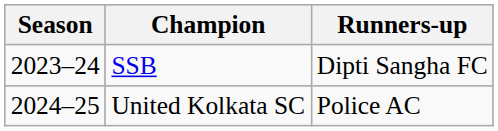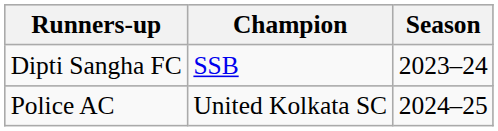columns swapped: (55, 24) <-> (402, 24)
